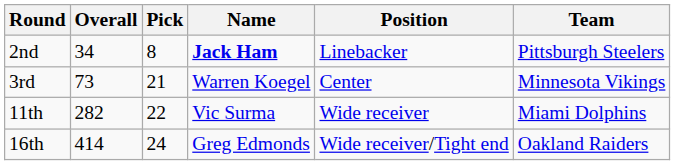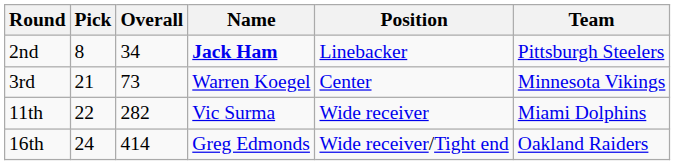columns swapped: (165, 19) <-> (106, 19)
